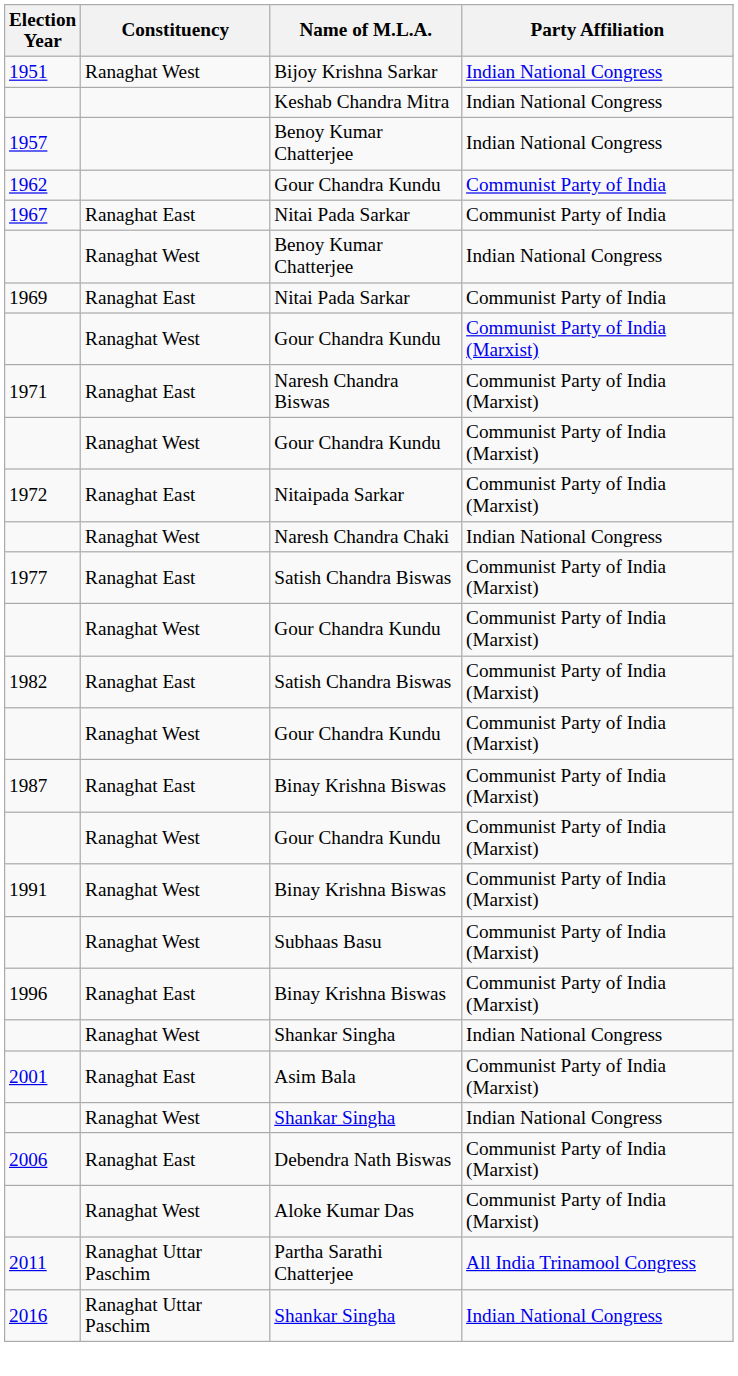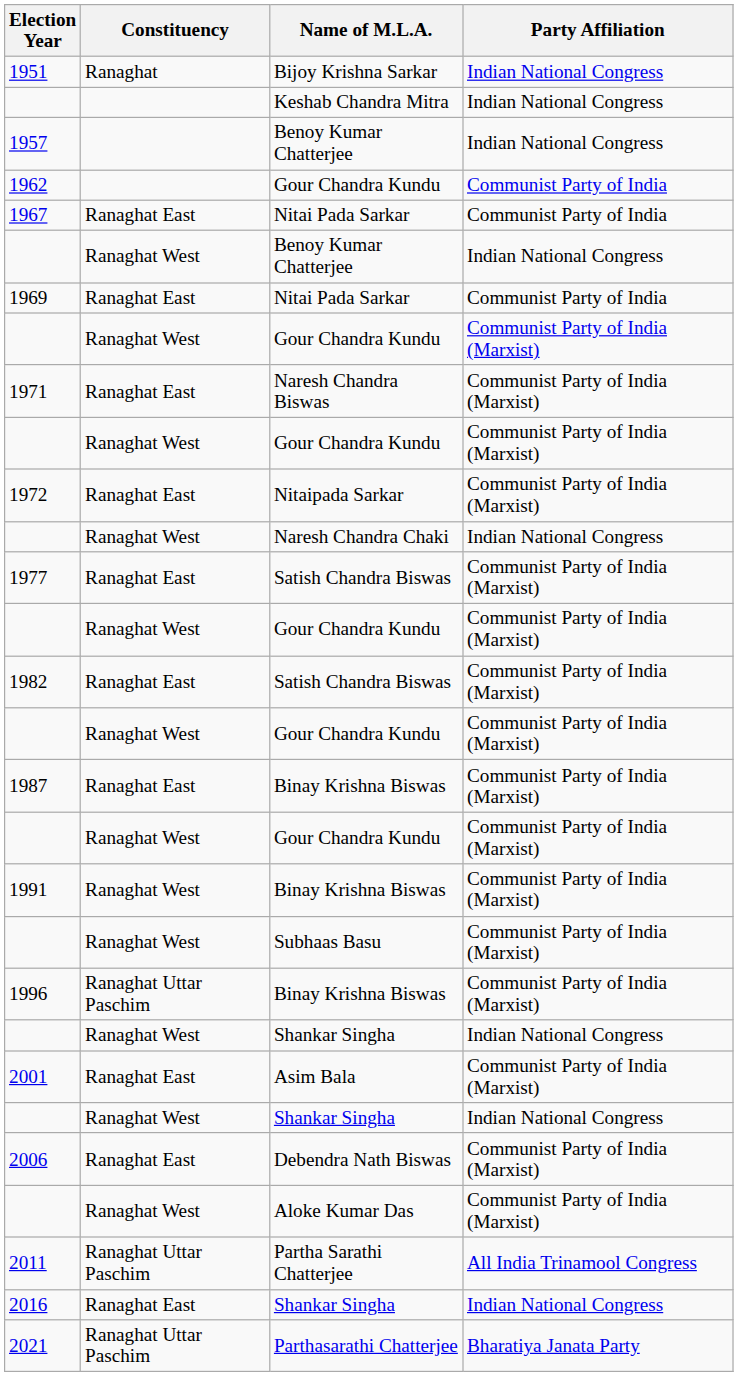(143, 71) Ranaghat West -> (121, 71) Ranaghat
(140, 993) Ranaghat East -> (143, 993) Ranaghat Uttar Paschim
(143, 1315) Ranaghat Uttar Paschim -> (140, 1304) Ranaghat East
+ row: (28, 1345)
